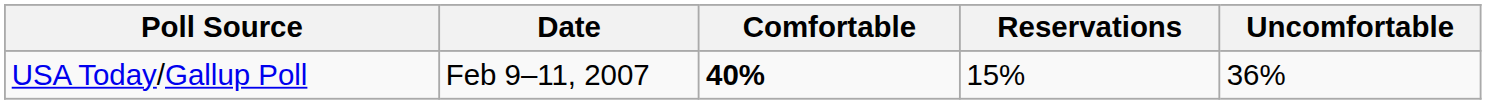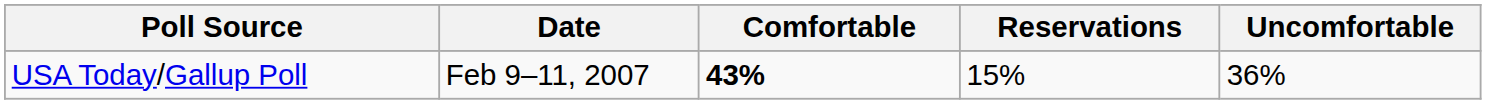(735, 74) 40% -> (735, 74) 43%
